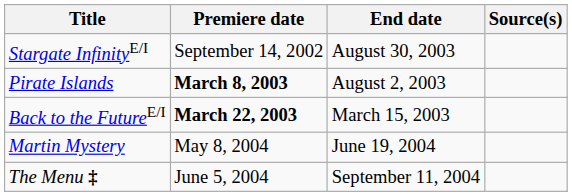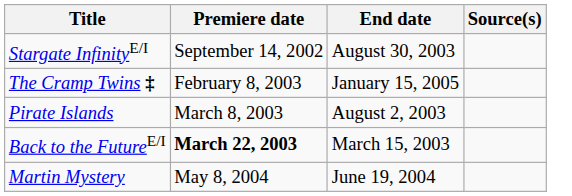+ row: (82, 83)
(231, 83) bold -> (229, 112) normal
- row: (53, 176)
